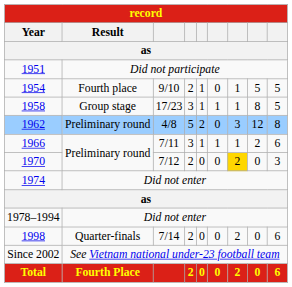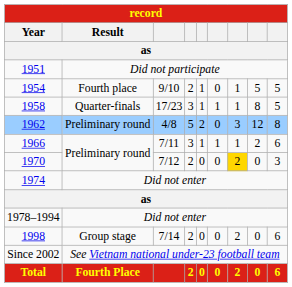(108, 106) Group stage -> (108, 106) Quarter-finals
(108, 236) Quarter-finals -> (108, 236) Group stage
